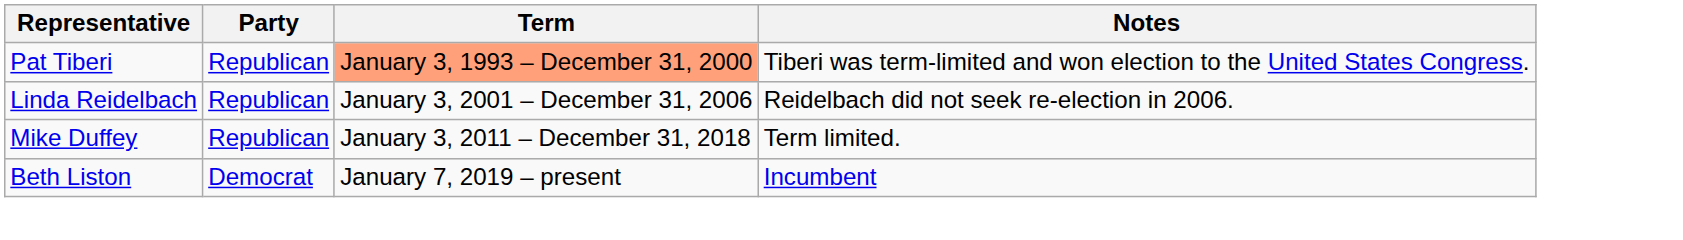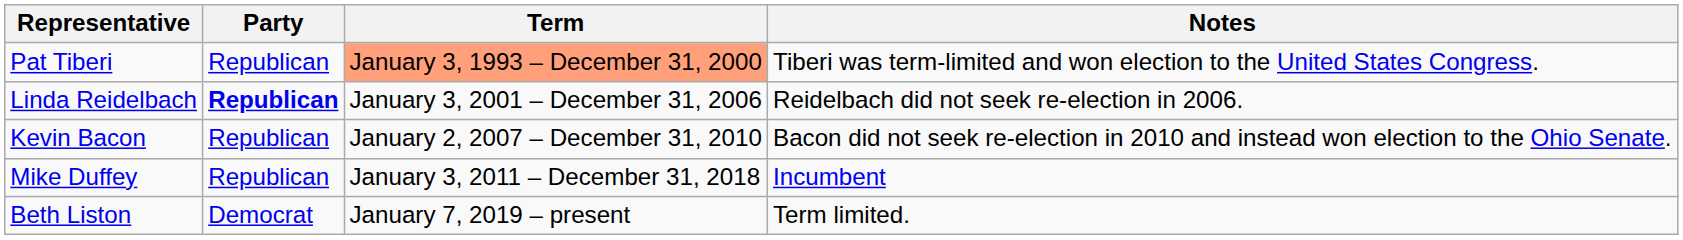(269, 100) normal -> (273, 100) bold
+ row: (78, 138)
(832, 138) Term limited. -> (829, 176) Incumbent
(820, 176) Incumbent -> (841, 215) Term limited.
